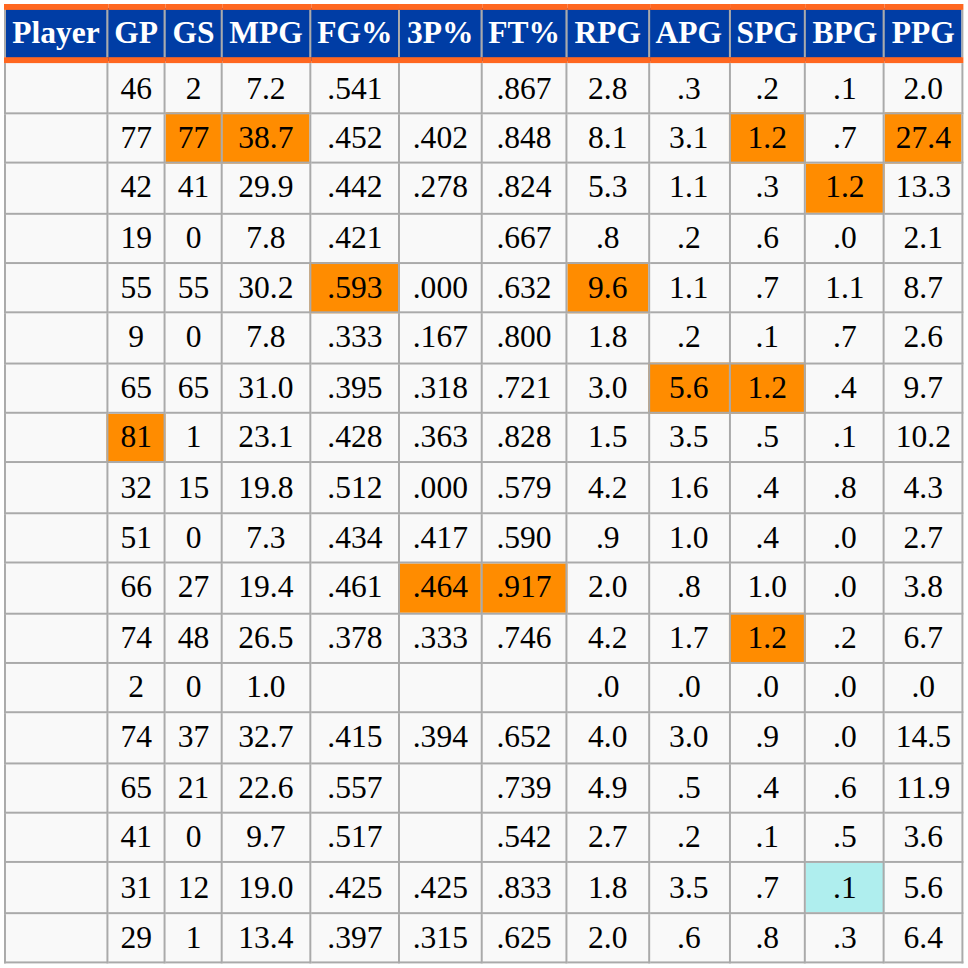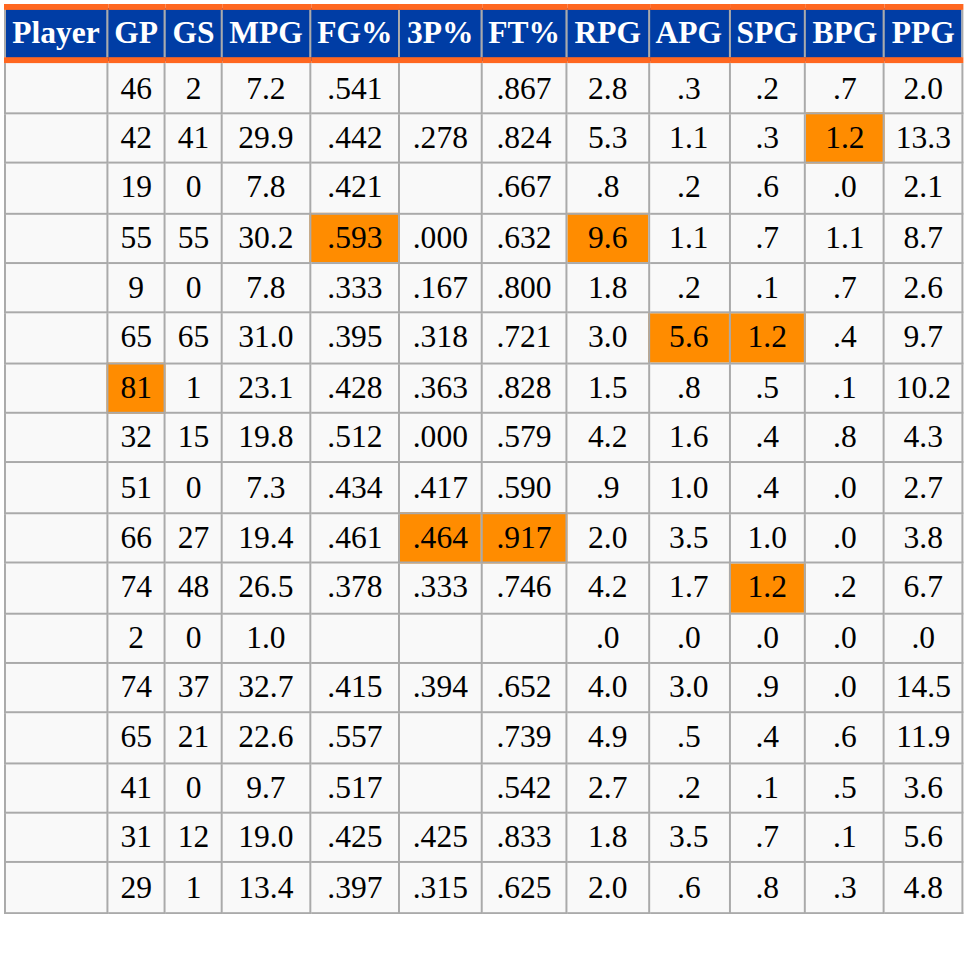(845, 87) .1 -> (845, 87) .7
- row: (136, 137)
(689, 437) 3.5 -> (689, 387) .8
(689, 587) .8 -> (689, 537) 3.5
(845, 887) paleturquoise background -> (845, 837) no background
(923, 937) 6.4 -> (923, 887) 4.8
